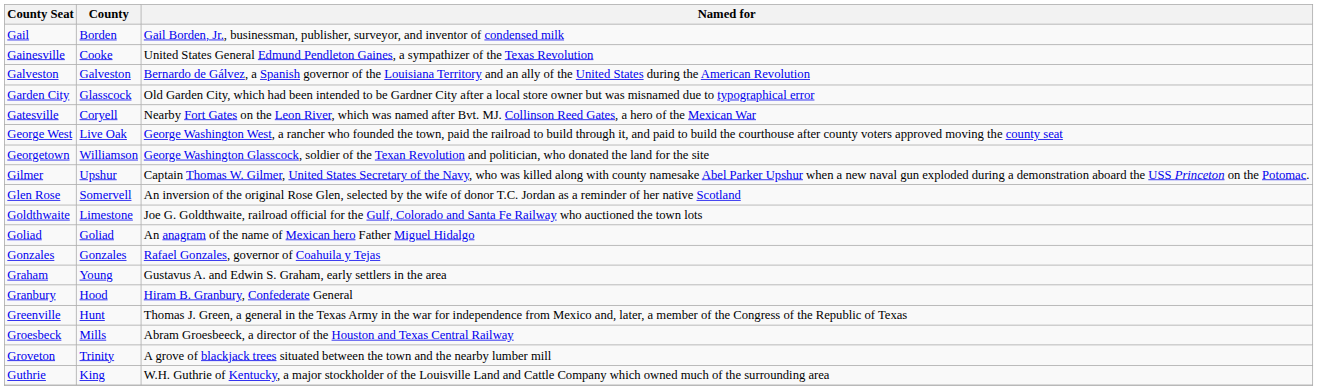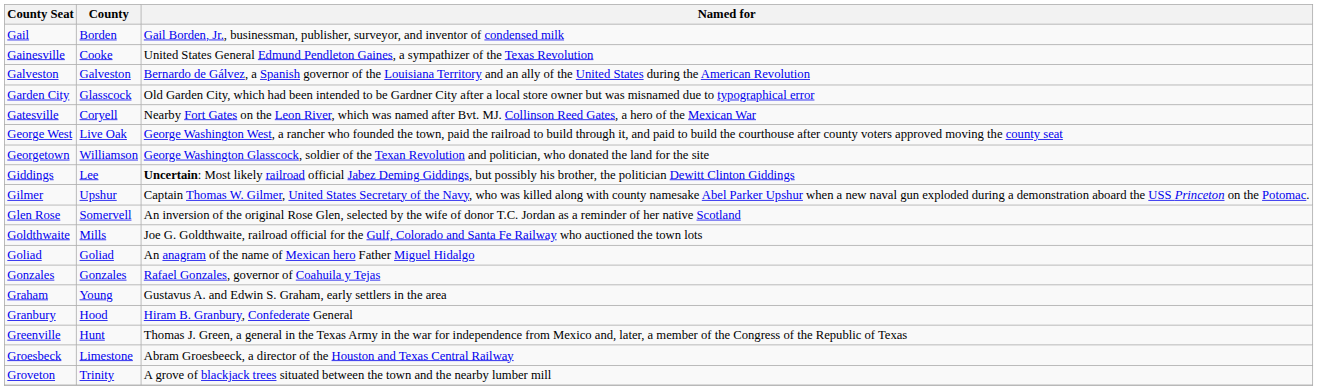+ row: (30, 174)
(106, 214) Limestone -> (93, 235) Mills
(93, 335) Mills -> (106, 355) Limestone
- row: (27, 375)
